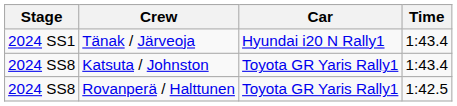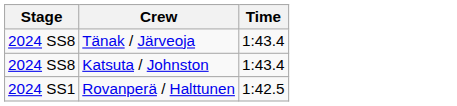- column: (320, 17)
(42, 41) 2024 SS1 -> (42, 41) 2024 SS8
(42, 89) 2024 SS8 -> (42, 89) 2024 SS1
